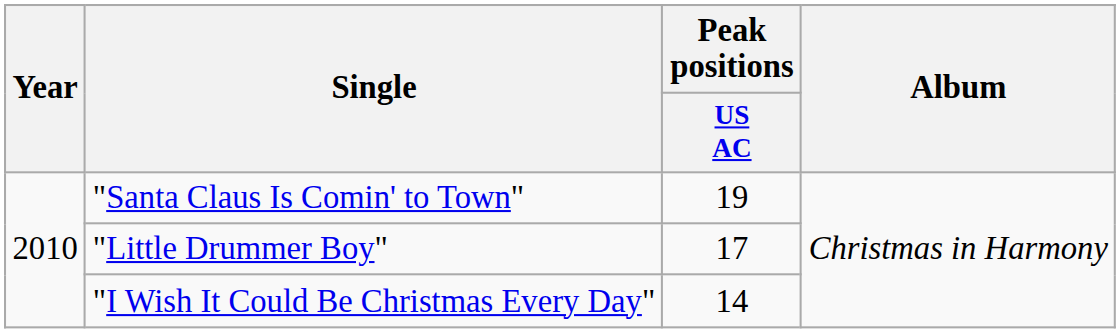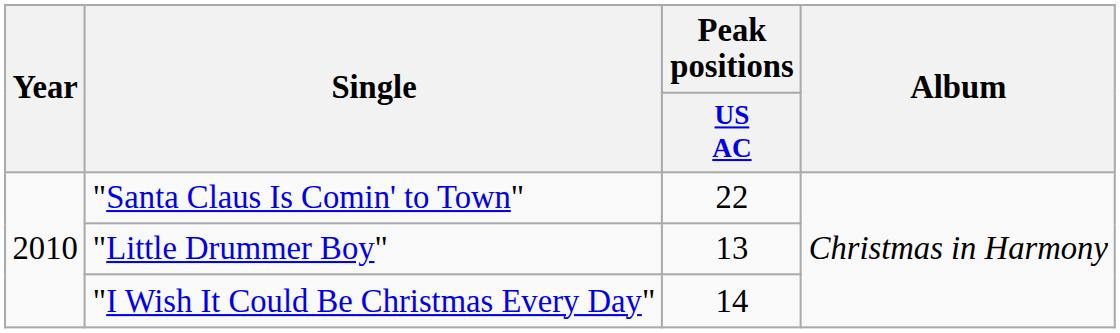(732, 197) 19 -> (732, 197) 22
(732, 248) 17 -> (732, 248) 13
